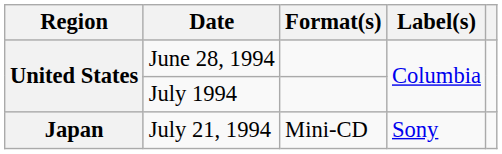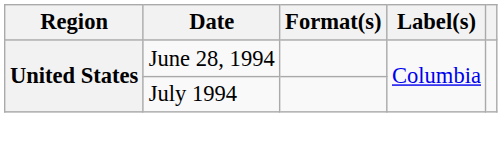- row: (210, 129)
